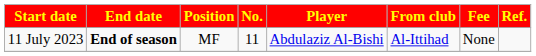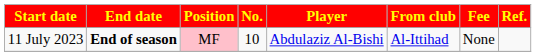(209, 39) no background -> (209, 39) pink background
(252, 39) 11 -> (252, 39) 10
